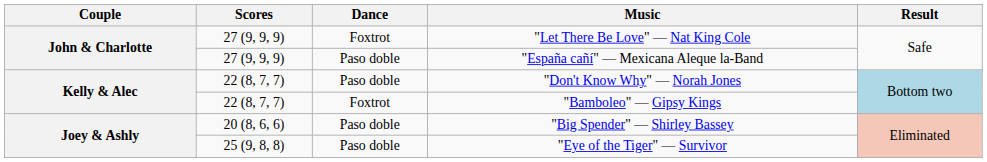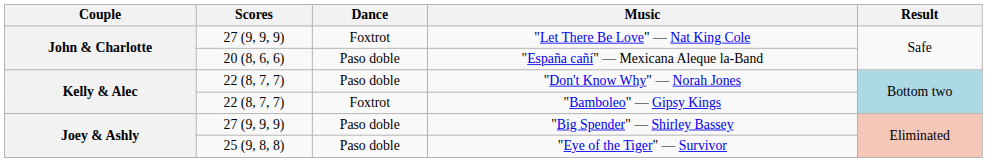(254, 59) 27 (9, 9, 9) -> (254, 59) 20 (8, 6, 6)
(254, 124) 20 (8, 6, 6) -> (254, 124) 27 (9, 9, 9)
